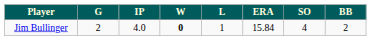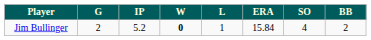(139, 27) 4.0 -> (139, 27) 5.2
